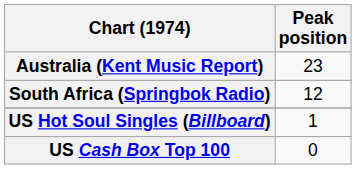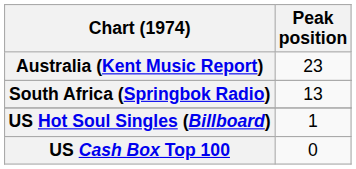(313, 94) 12 -> (313, 94) 13
